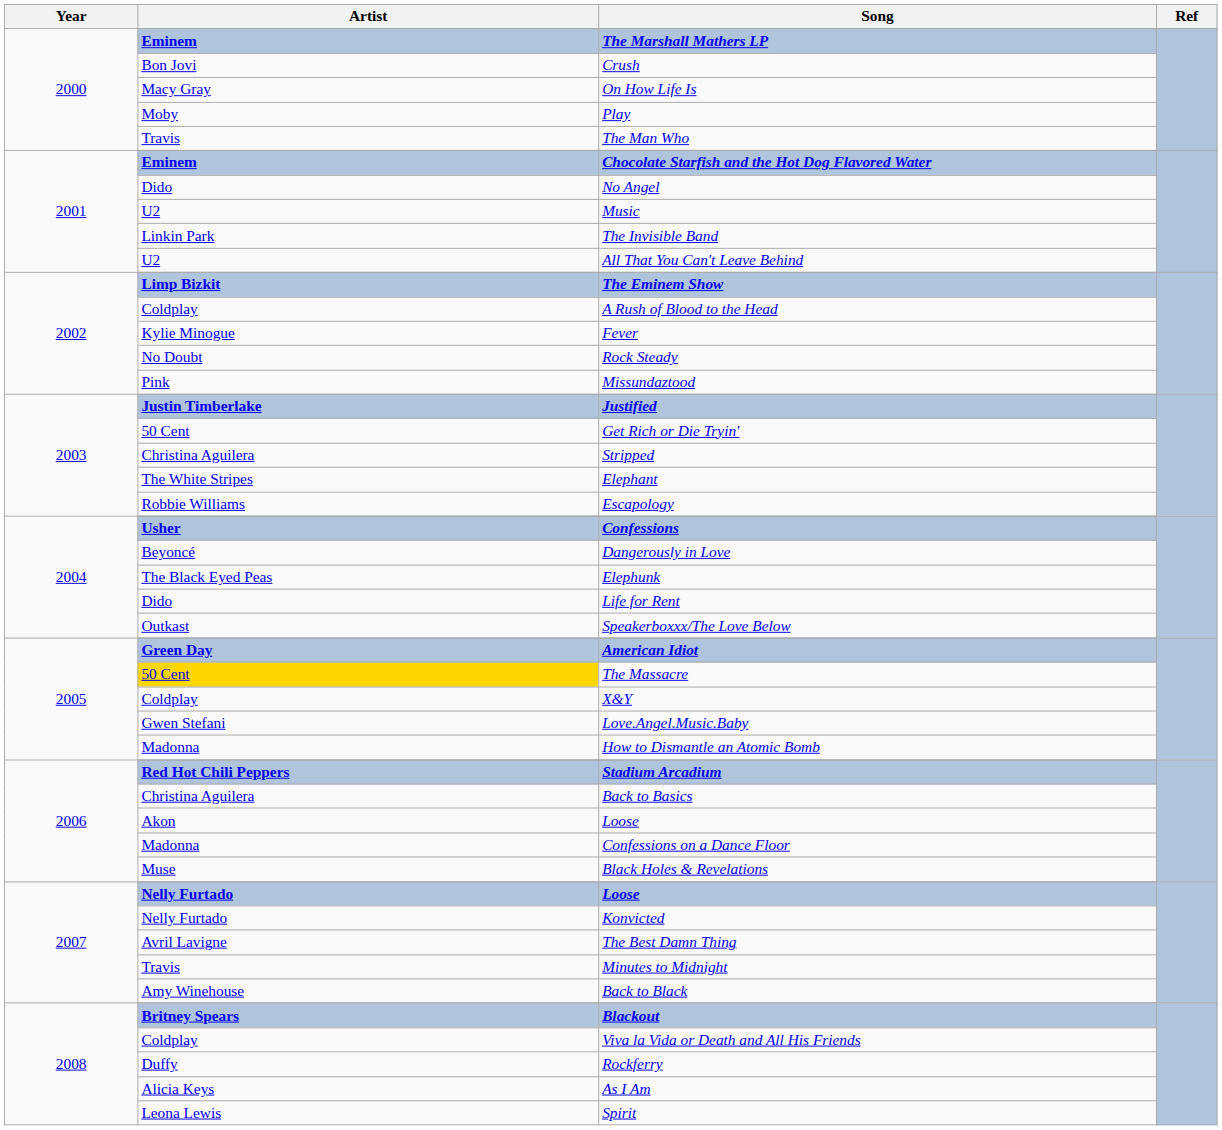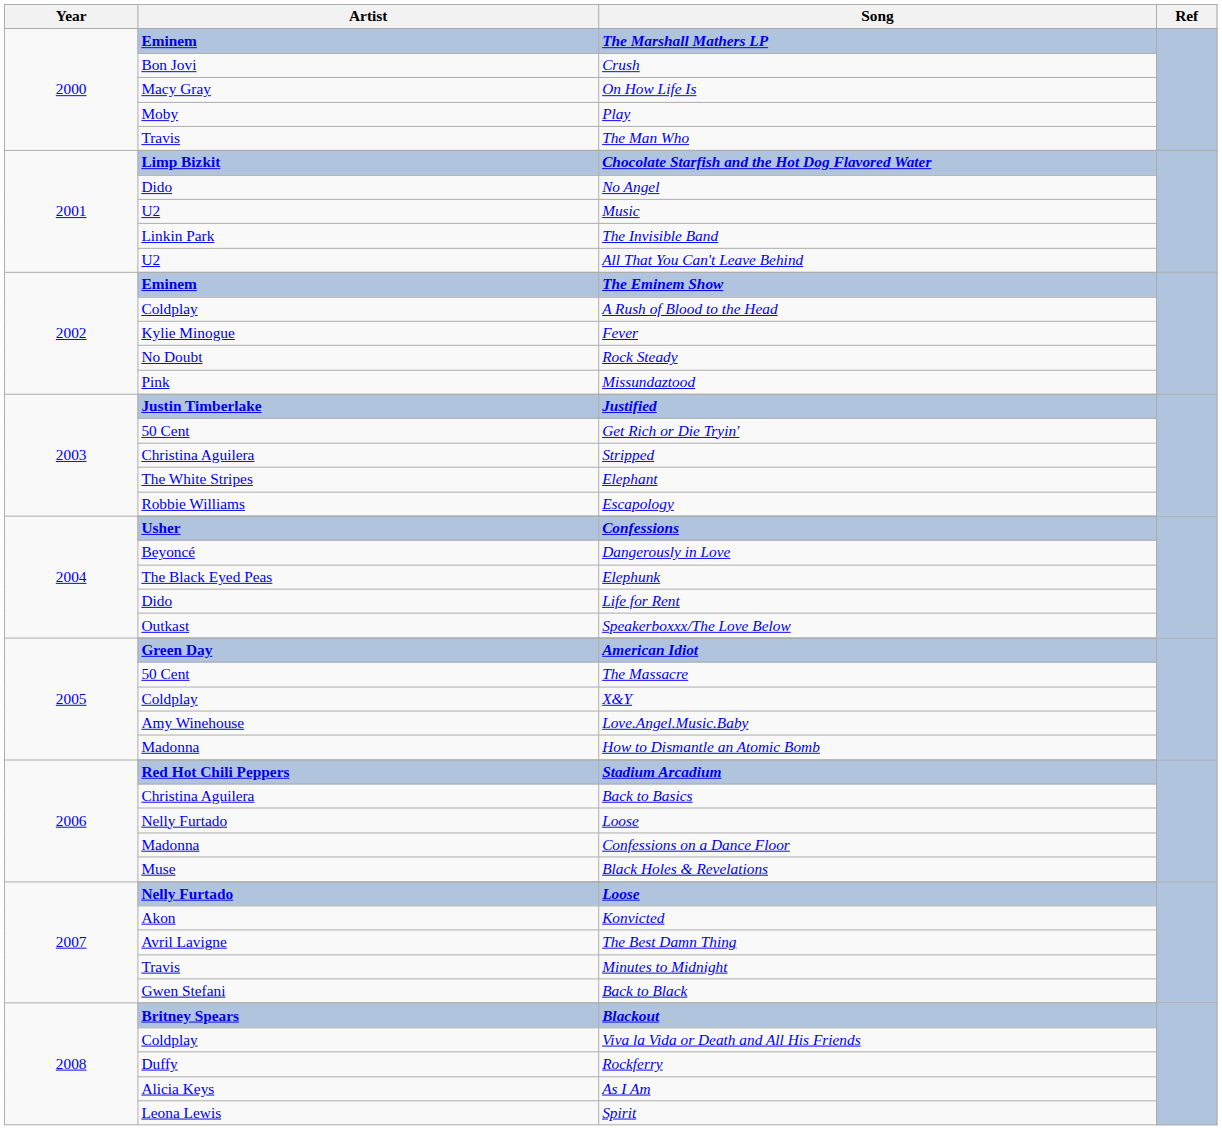(169, 162) Eminem -> (181, 162) Limp Bizkit
(181, 284) Limp Bizkit -> (169, 284) Eminem
(165, 674) gold background -> (165, 674) no background
(183, 723) Gwen Stefani -> (193, 723) Amy Winehouse
(158, 820) Akon -> (184, 820) Nelly Furtado
(184, 917) Nelly Furtado -> (158, 917) Akon
(193, 991) Amy Winehouse -> (183, 991) Gwen Stefani
